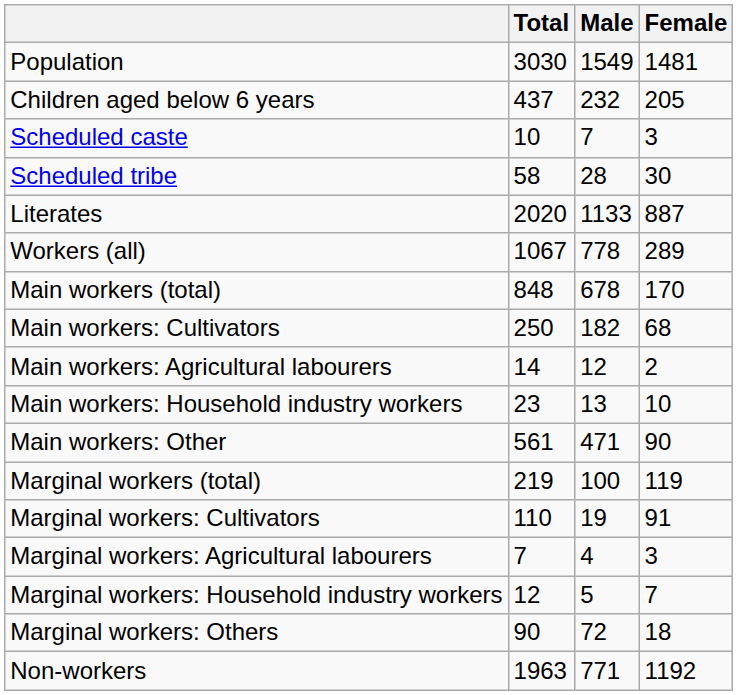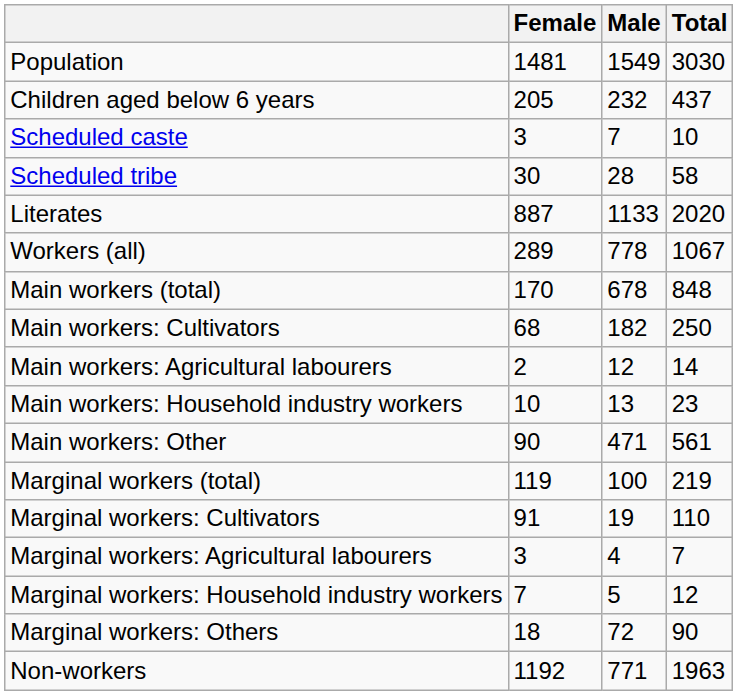columns swapped: (541, 23) <-> (686, 23)
